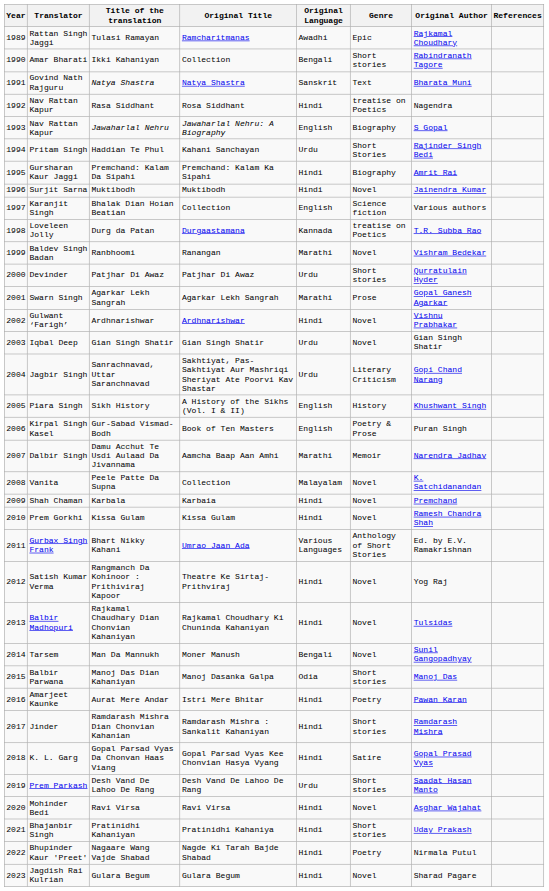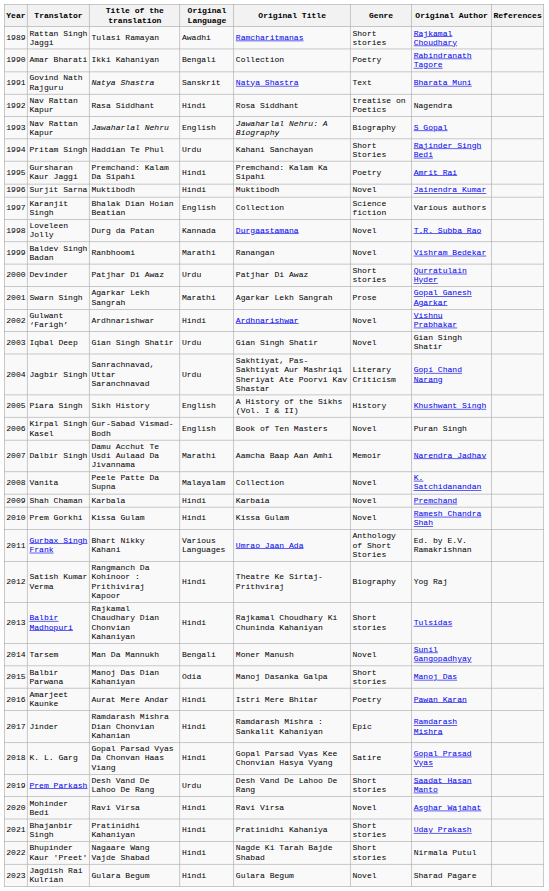columns swapped: (238, 16) <-> (324, 16)
(362, 38) Epic -> (369, 38) Short stories
(369, 60) Short stories -> (367, 60) Poetry
(374, 173) Biography -> (367, 173) Poetry
(379, 231) treatise on Poetics -> (364, 231) Novel
(372, 429) Poetry & Prose -> (364, 429) Novel
(364, 582) Novel -> (374, 582) Biography
(364, 623) Novel -> (369, 623) Short stories
(369, 727) Short stories -> (362, 727) Epic
(367, 853) Poetry -> (369, 853) Short stories
